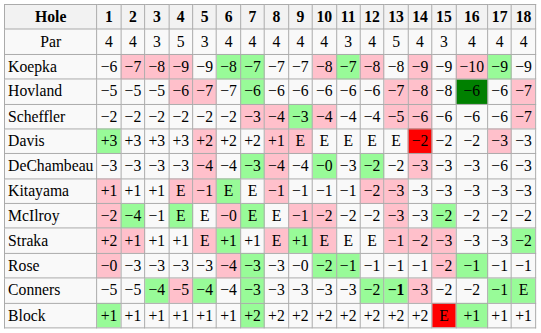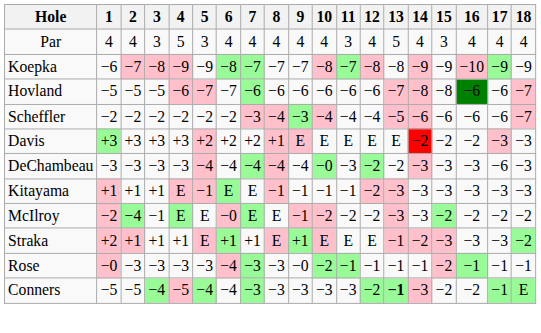(253, 166) −3 -> (253, 166) −4
- row: (27, 315)
